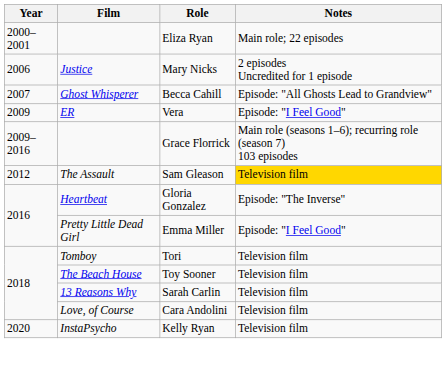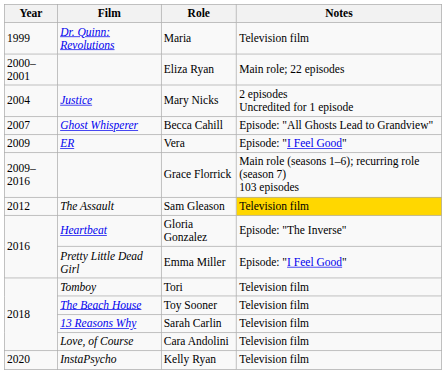+ row: (177, 38)
(19, 69) 2006 -> (19, 100) 2004
